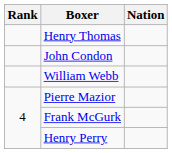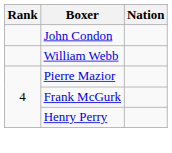- row: (82, 35)
